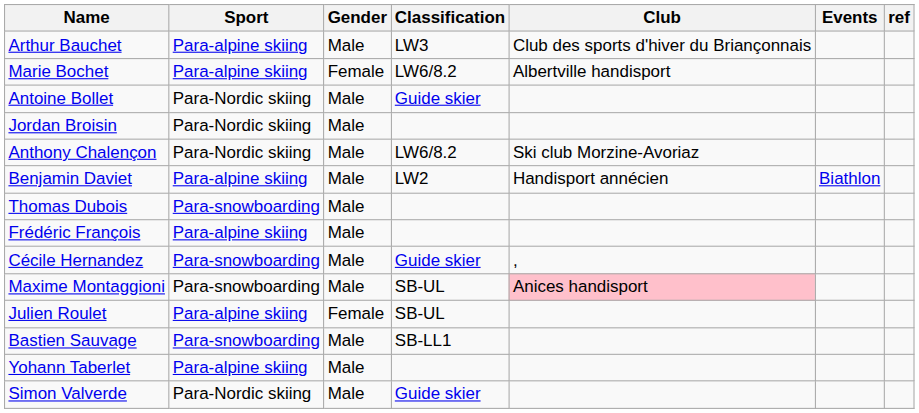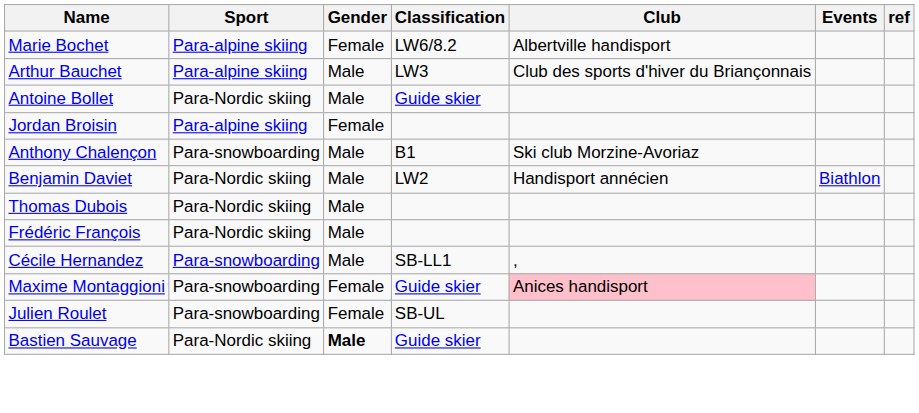rows swapped: (65, 44) <-> (58, 71)
(242, 125) Para-Nordic skiing -> (240, 125) Para-alpine skiing
(346, 125) Male -> (356, 125) Female
(242, 152) Para-Nordic skiing -> (246, 152) Para-snowboarding
(426, 152) LW6/8.2 -> (405, 152) B1
(240, 179) Para-alpine skiing -> (242, 179) Para-Nordic skiing
(246, 206) Para-snowboarding -> (242, 206) Para-Nordic skiing
(240, 233) Para-alpine skiing -> (242, 233) Para-Nordic skiing
(438, 260) Guide skier -> (423, 260) SB-LL1
(346, 286) Male -> (356, 286) Female
(420, 286) SB-UL -> (438, 286) Guide skier
(240, 313) Para-alpine skiing -> (246, 313) Para-snowboarding
(246, 340) Para-snowboarding -> (242, 340) Para-Nordic skiing
(346, 340) normal -> (346, 340) bold
(423, 340) SB-LL1 -> (438, 340) Guide skier
- row: (69, 367)
- row: (68, 394)
